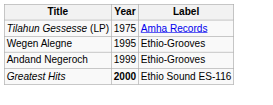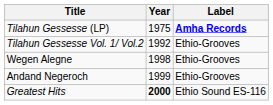(174, 28) normal -> (211, 28) bold
+ row: (75, 44)
(125, 44) 1995 -> (159, 60) 1998
